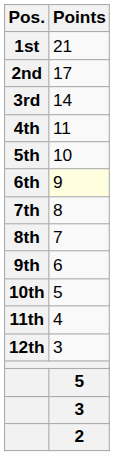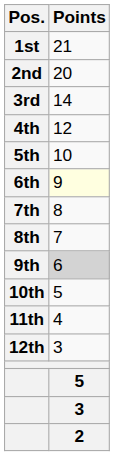(63, 73) 17 -> (63, 73) 20
(62, 127) 11 -> (63, 127) 12
(58, 264) no background -> (58, 264) lightgrey background
